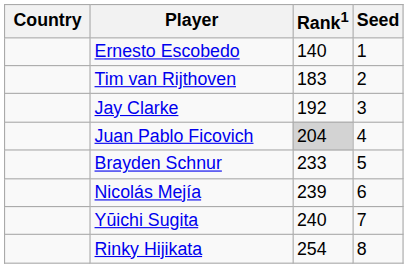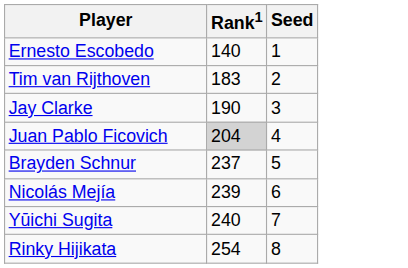- column: (47, 20)
(312, 107) 192 -> (226, 107) 190
(312, 164) 233 -> (226, 164) 237
